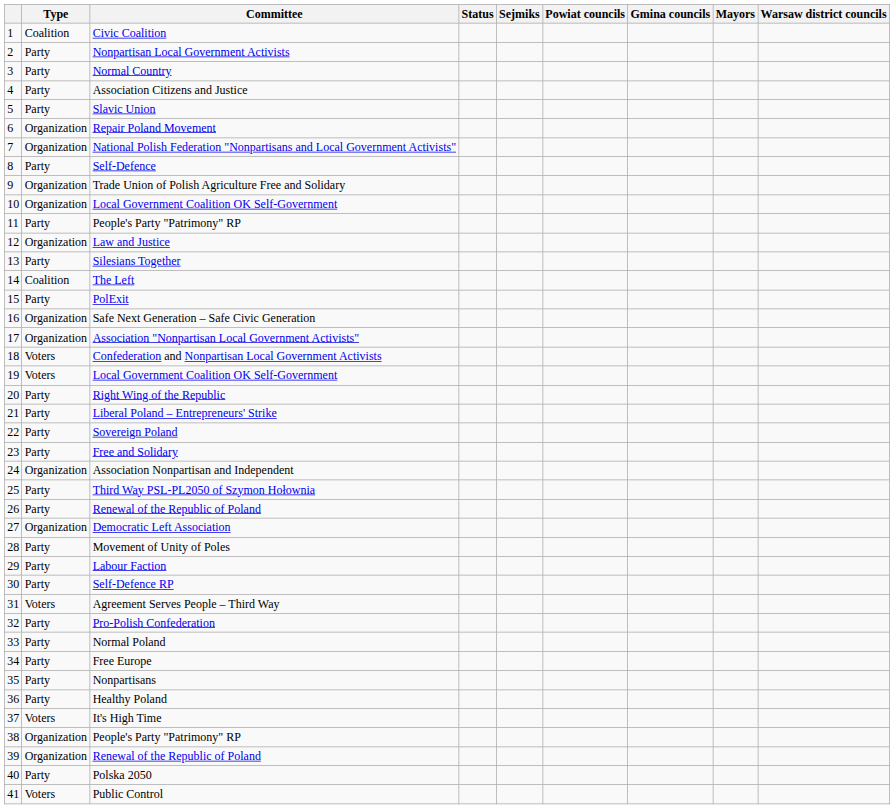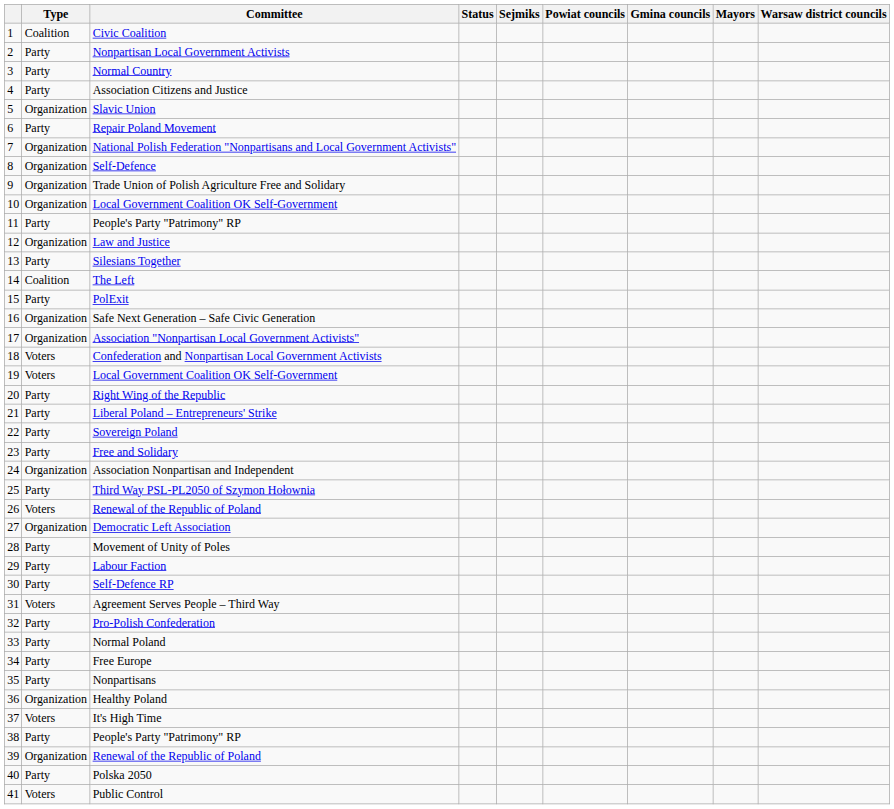(37, 109) Party -> (56, 109) Organization
(56, 128) Organization -> (37, 128) Party
(37, 166) Party -> (56, 166) Organization
(37, 508) Party -> (40, 508) Voters
(37, 699) Party -> (56, 699) Organization
(56, 737) Organization -> (37, 737) Party
